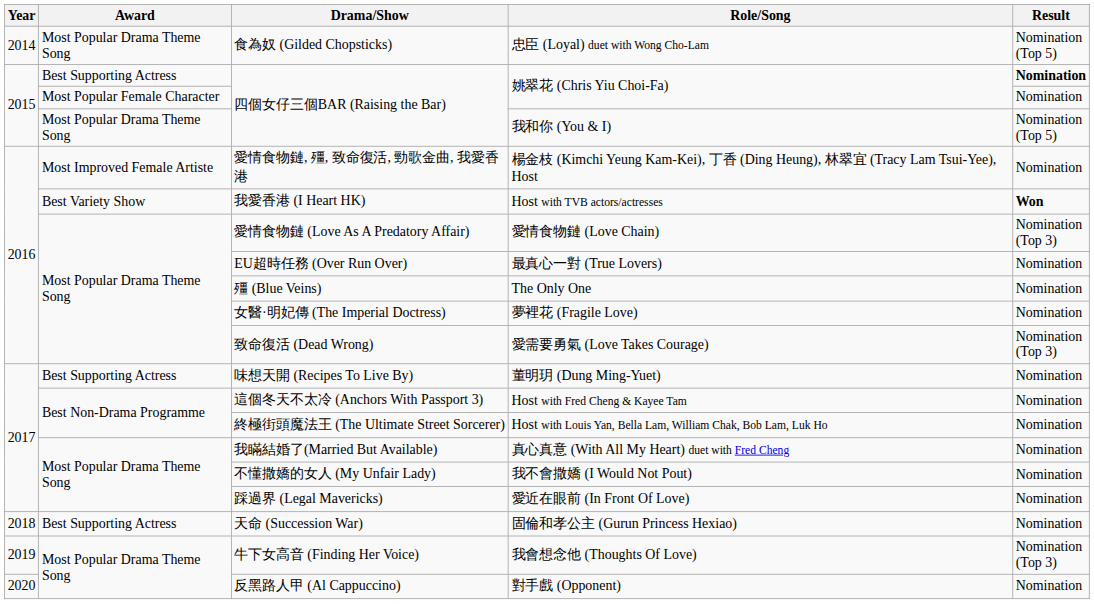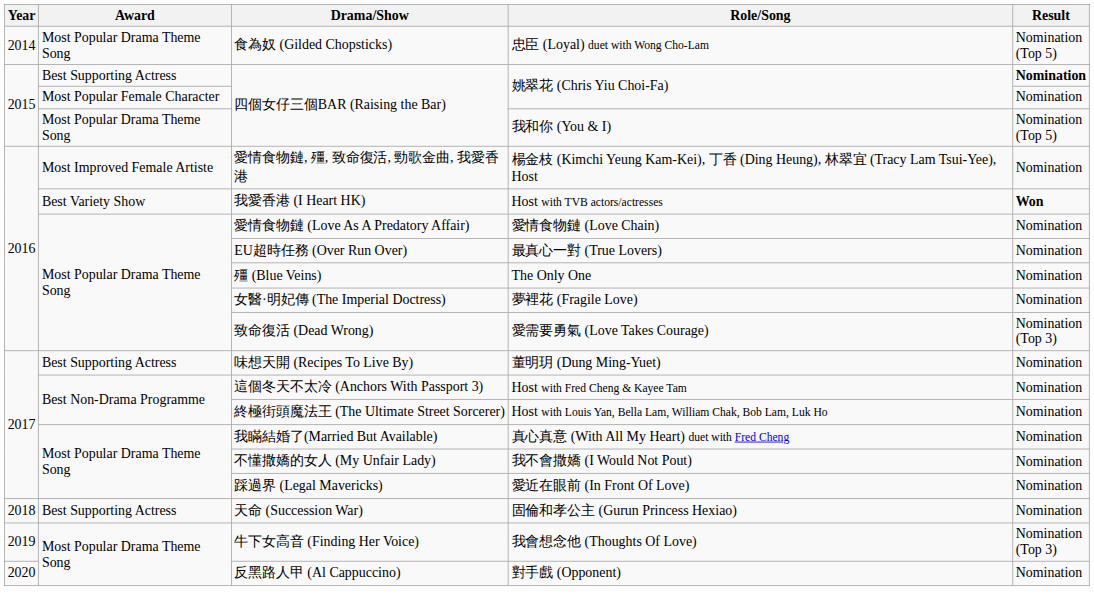(1049, 232) Nomination (Top 3) -> (1049, 226) Nomination
